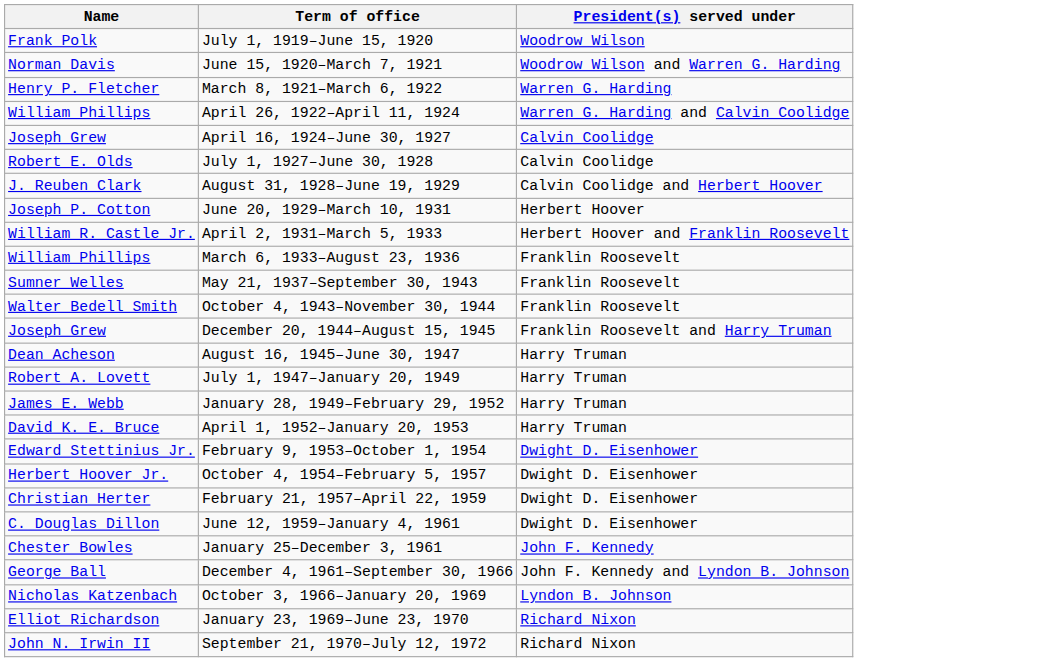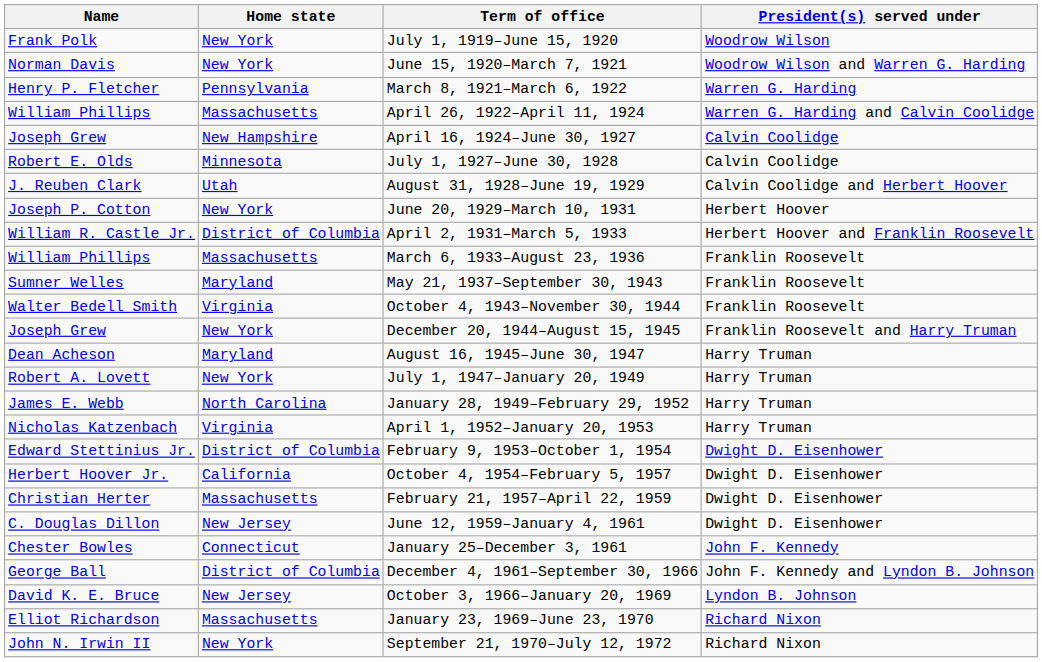+ column: (291, 17)
(84, 427) David K. E. Bruce -> (93, 427) Nicholas Katzenbach
(93, 596) Nicholas Katzenbach -> (84, 596) David K. E. Bruce
